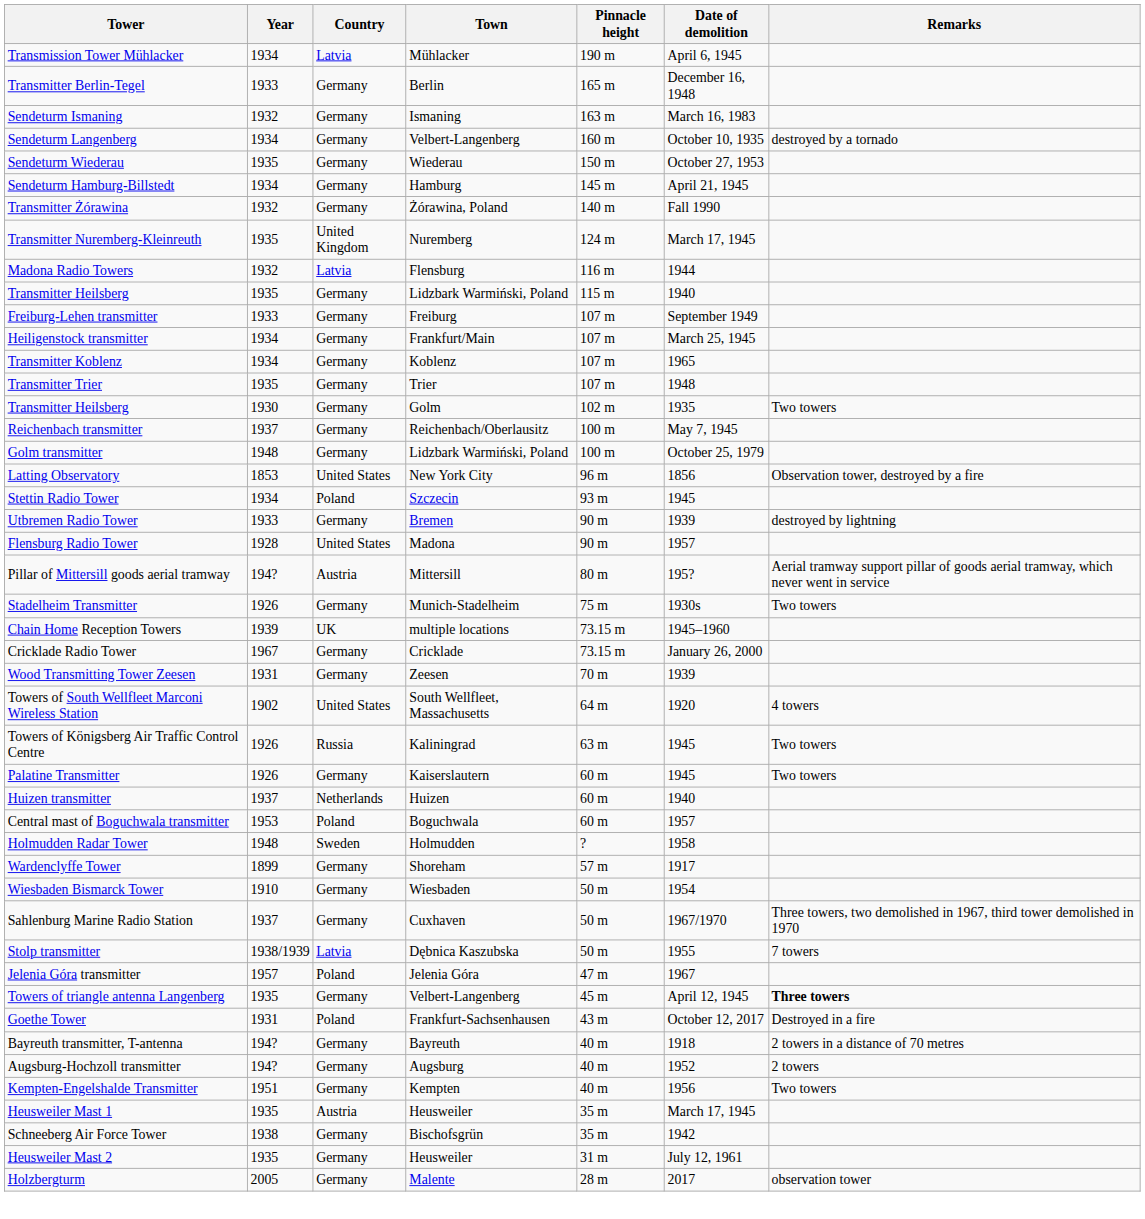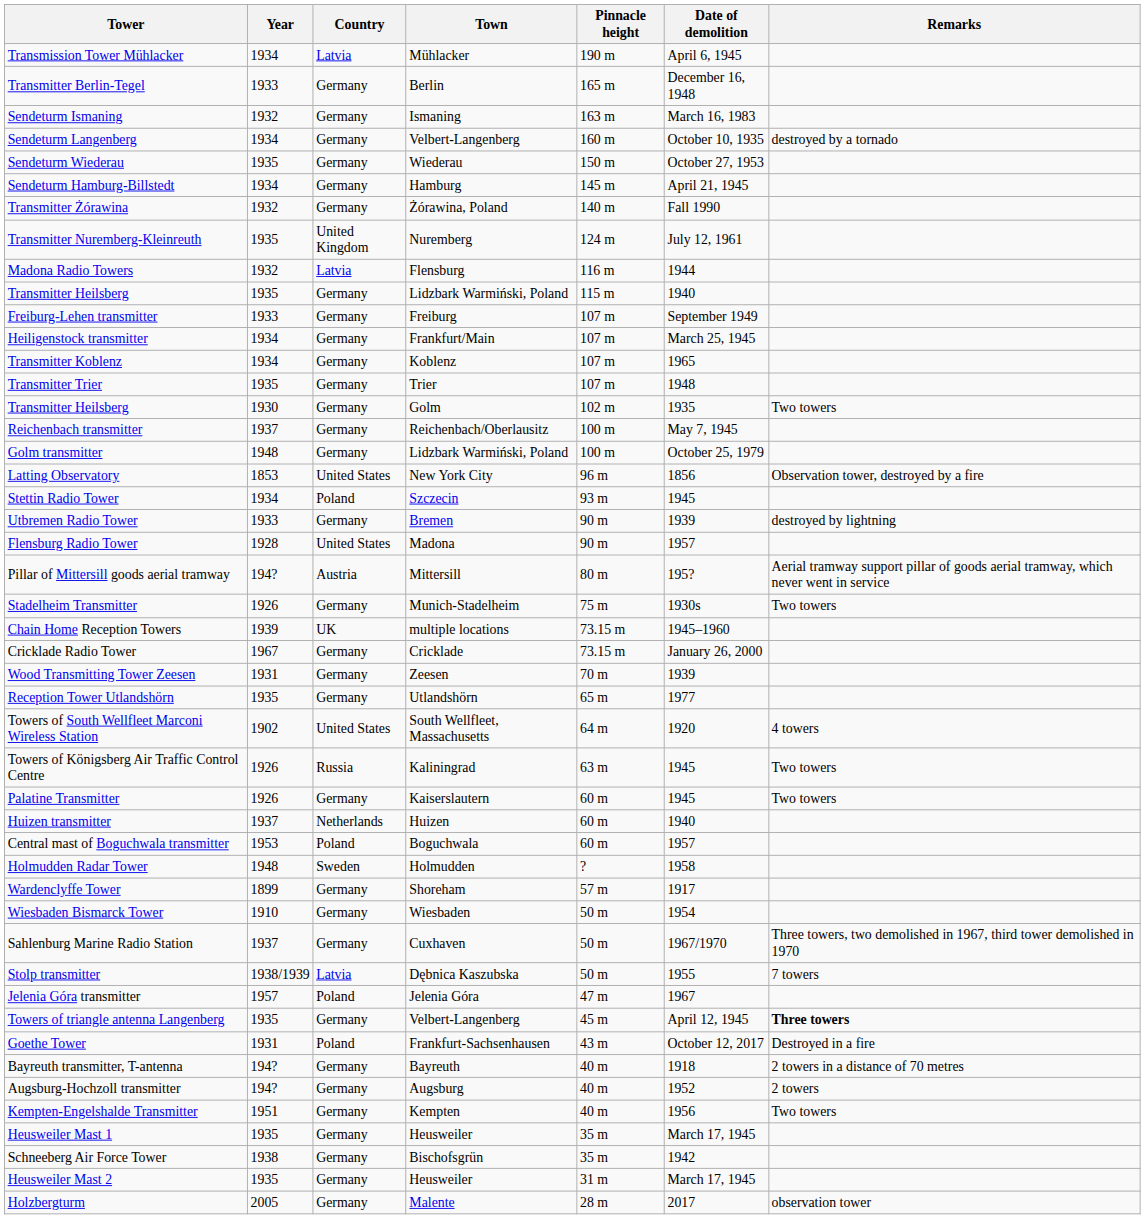(711, 239) March 17, 1945 -> (705, 239) July 12, 1961
+ row: (91, 697)
(337, 1111) Austria -> (342, 1134) Germany
(705, 1157) July 12, 1961 -> (711, 1179) March 17, 1945
